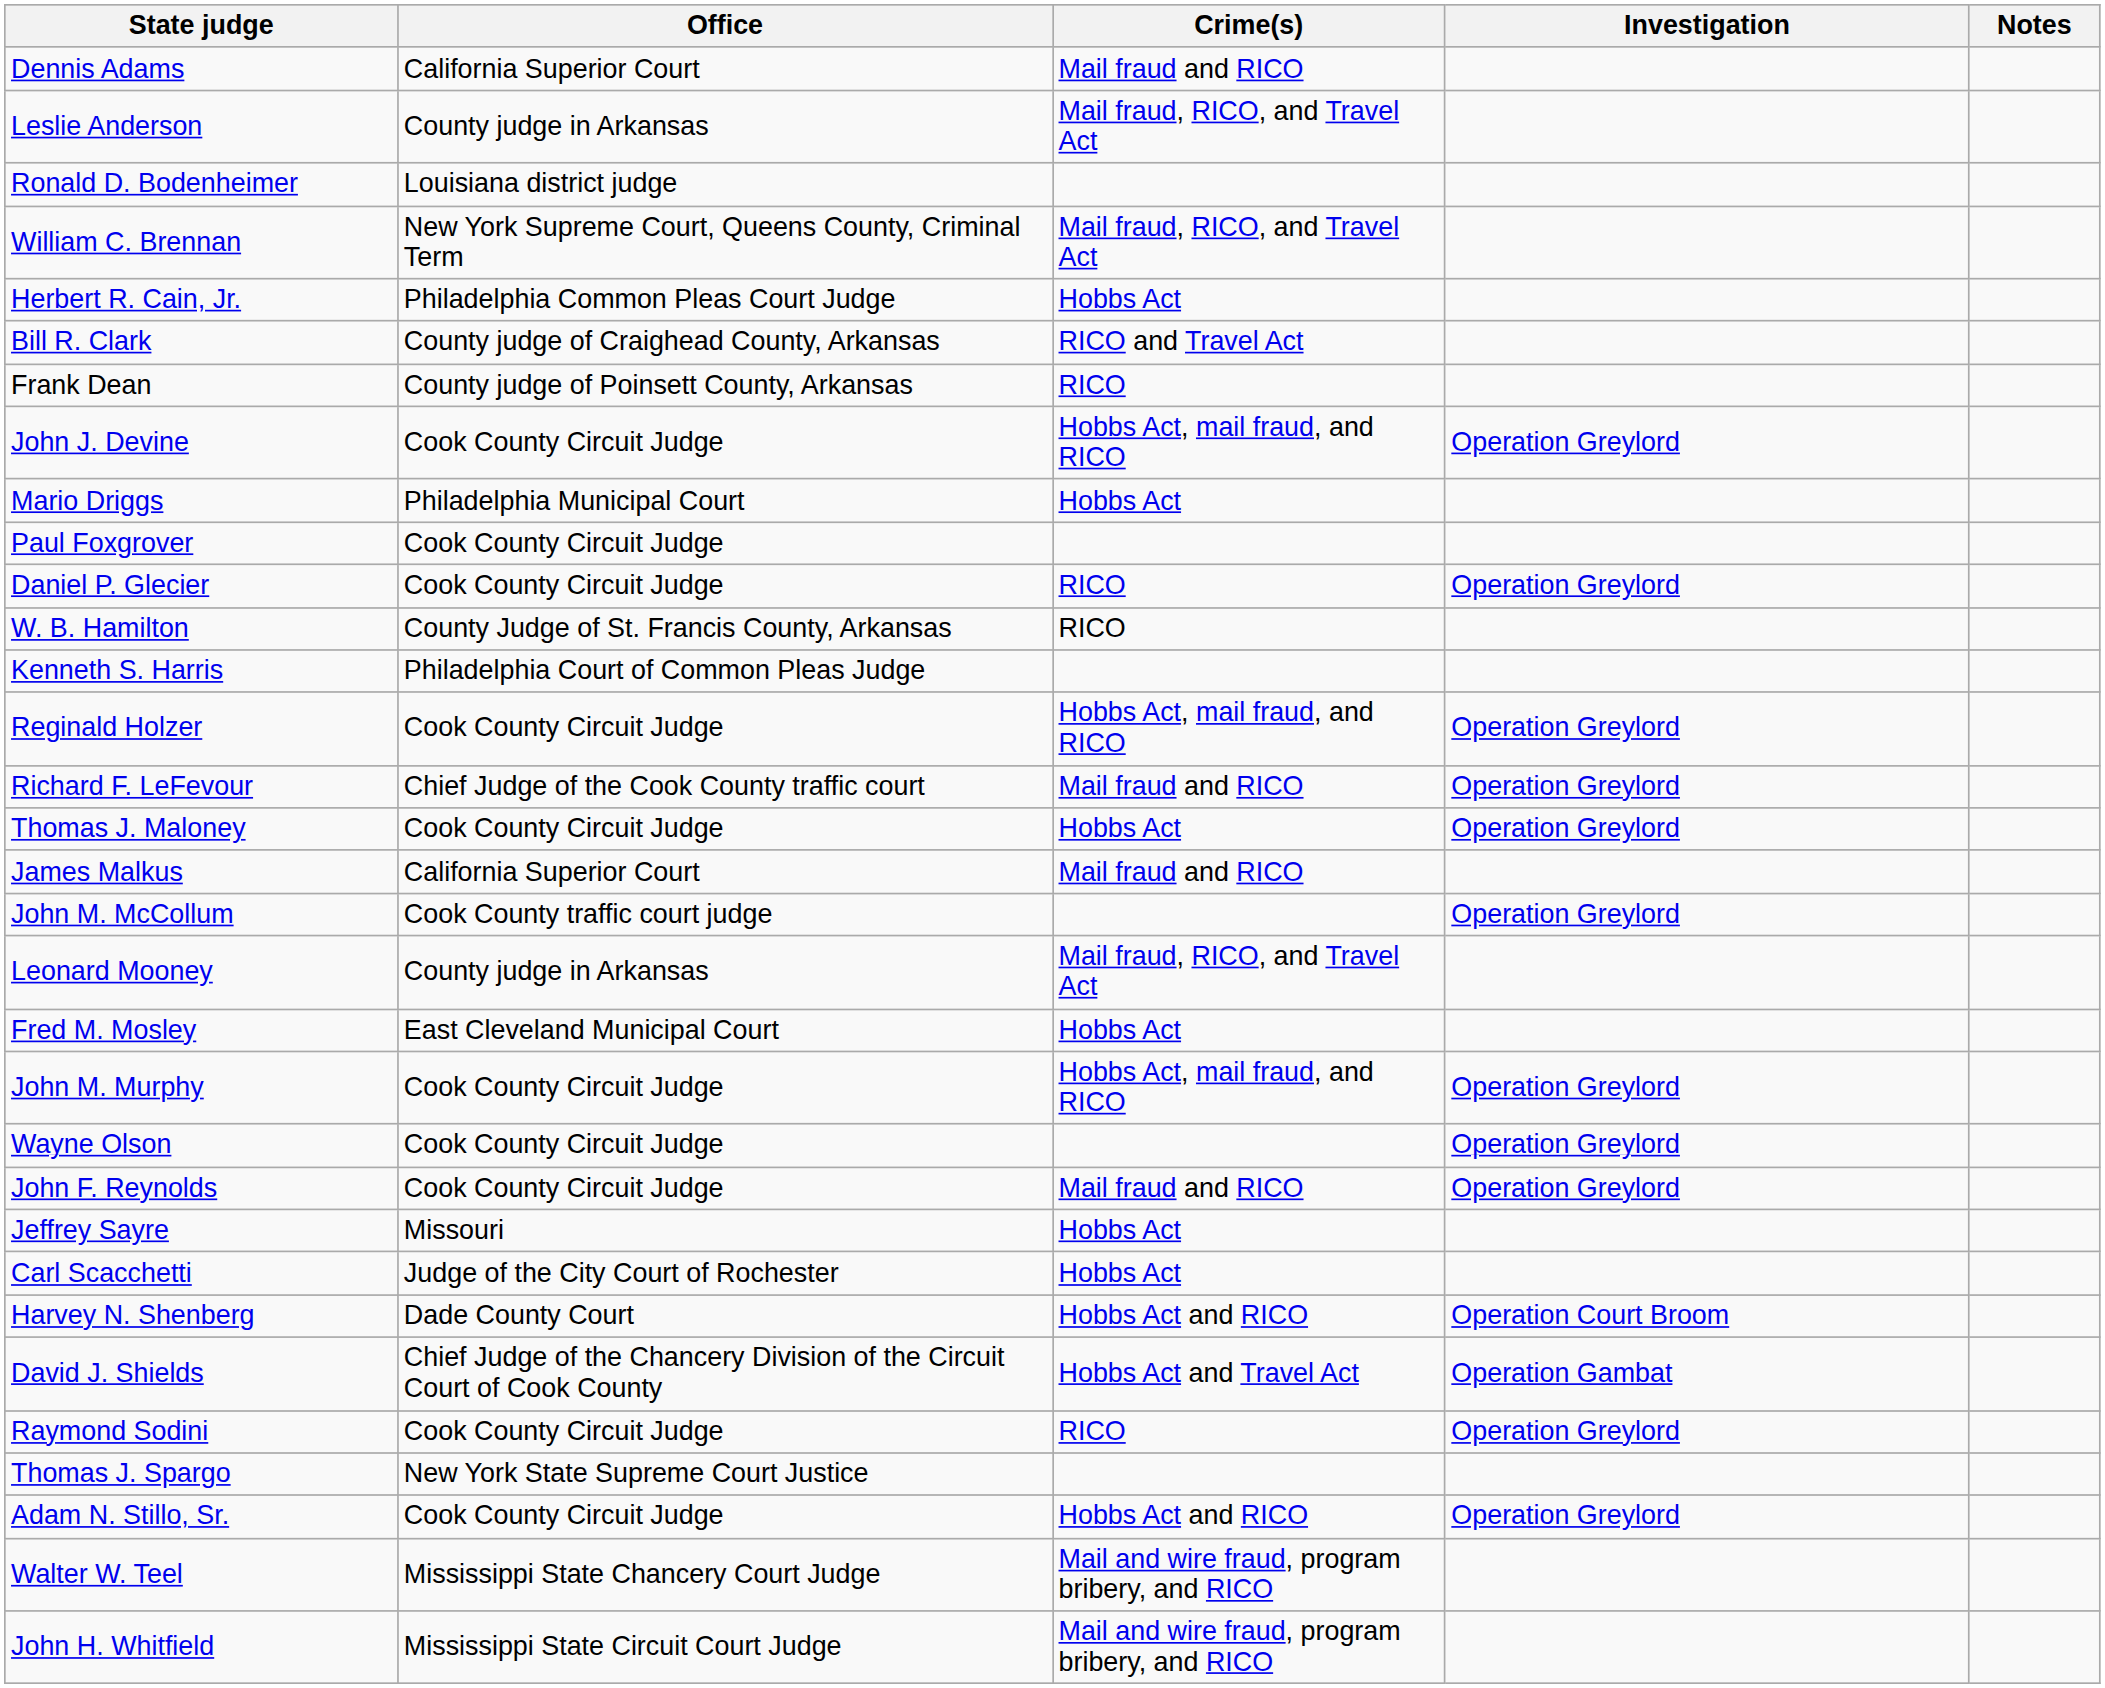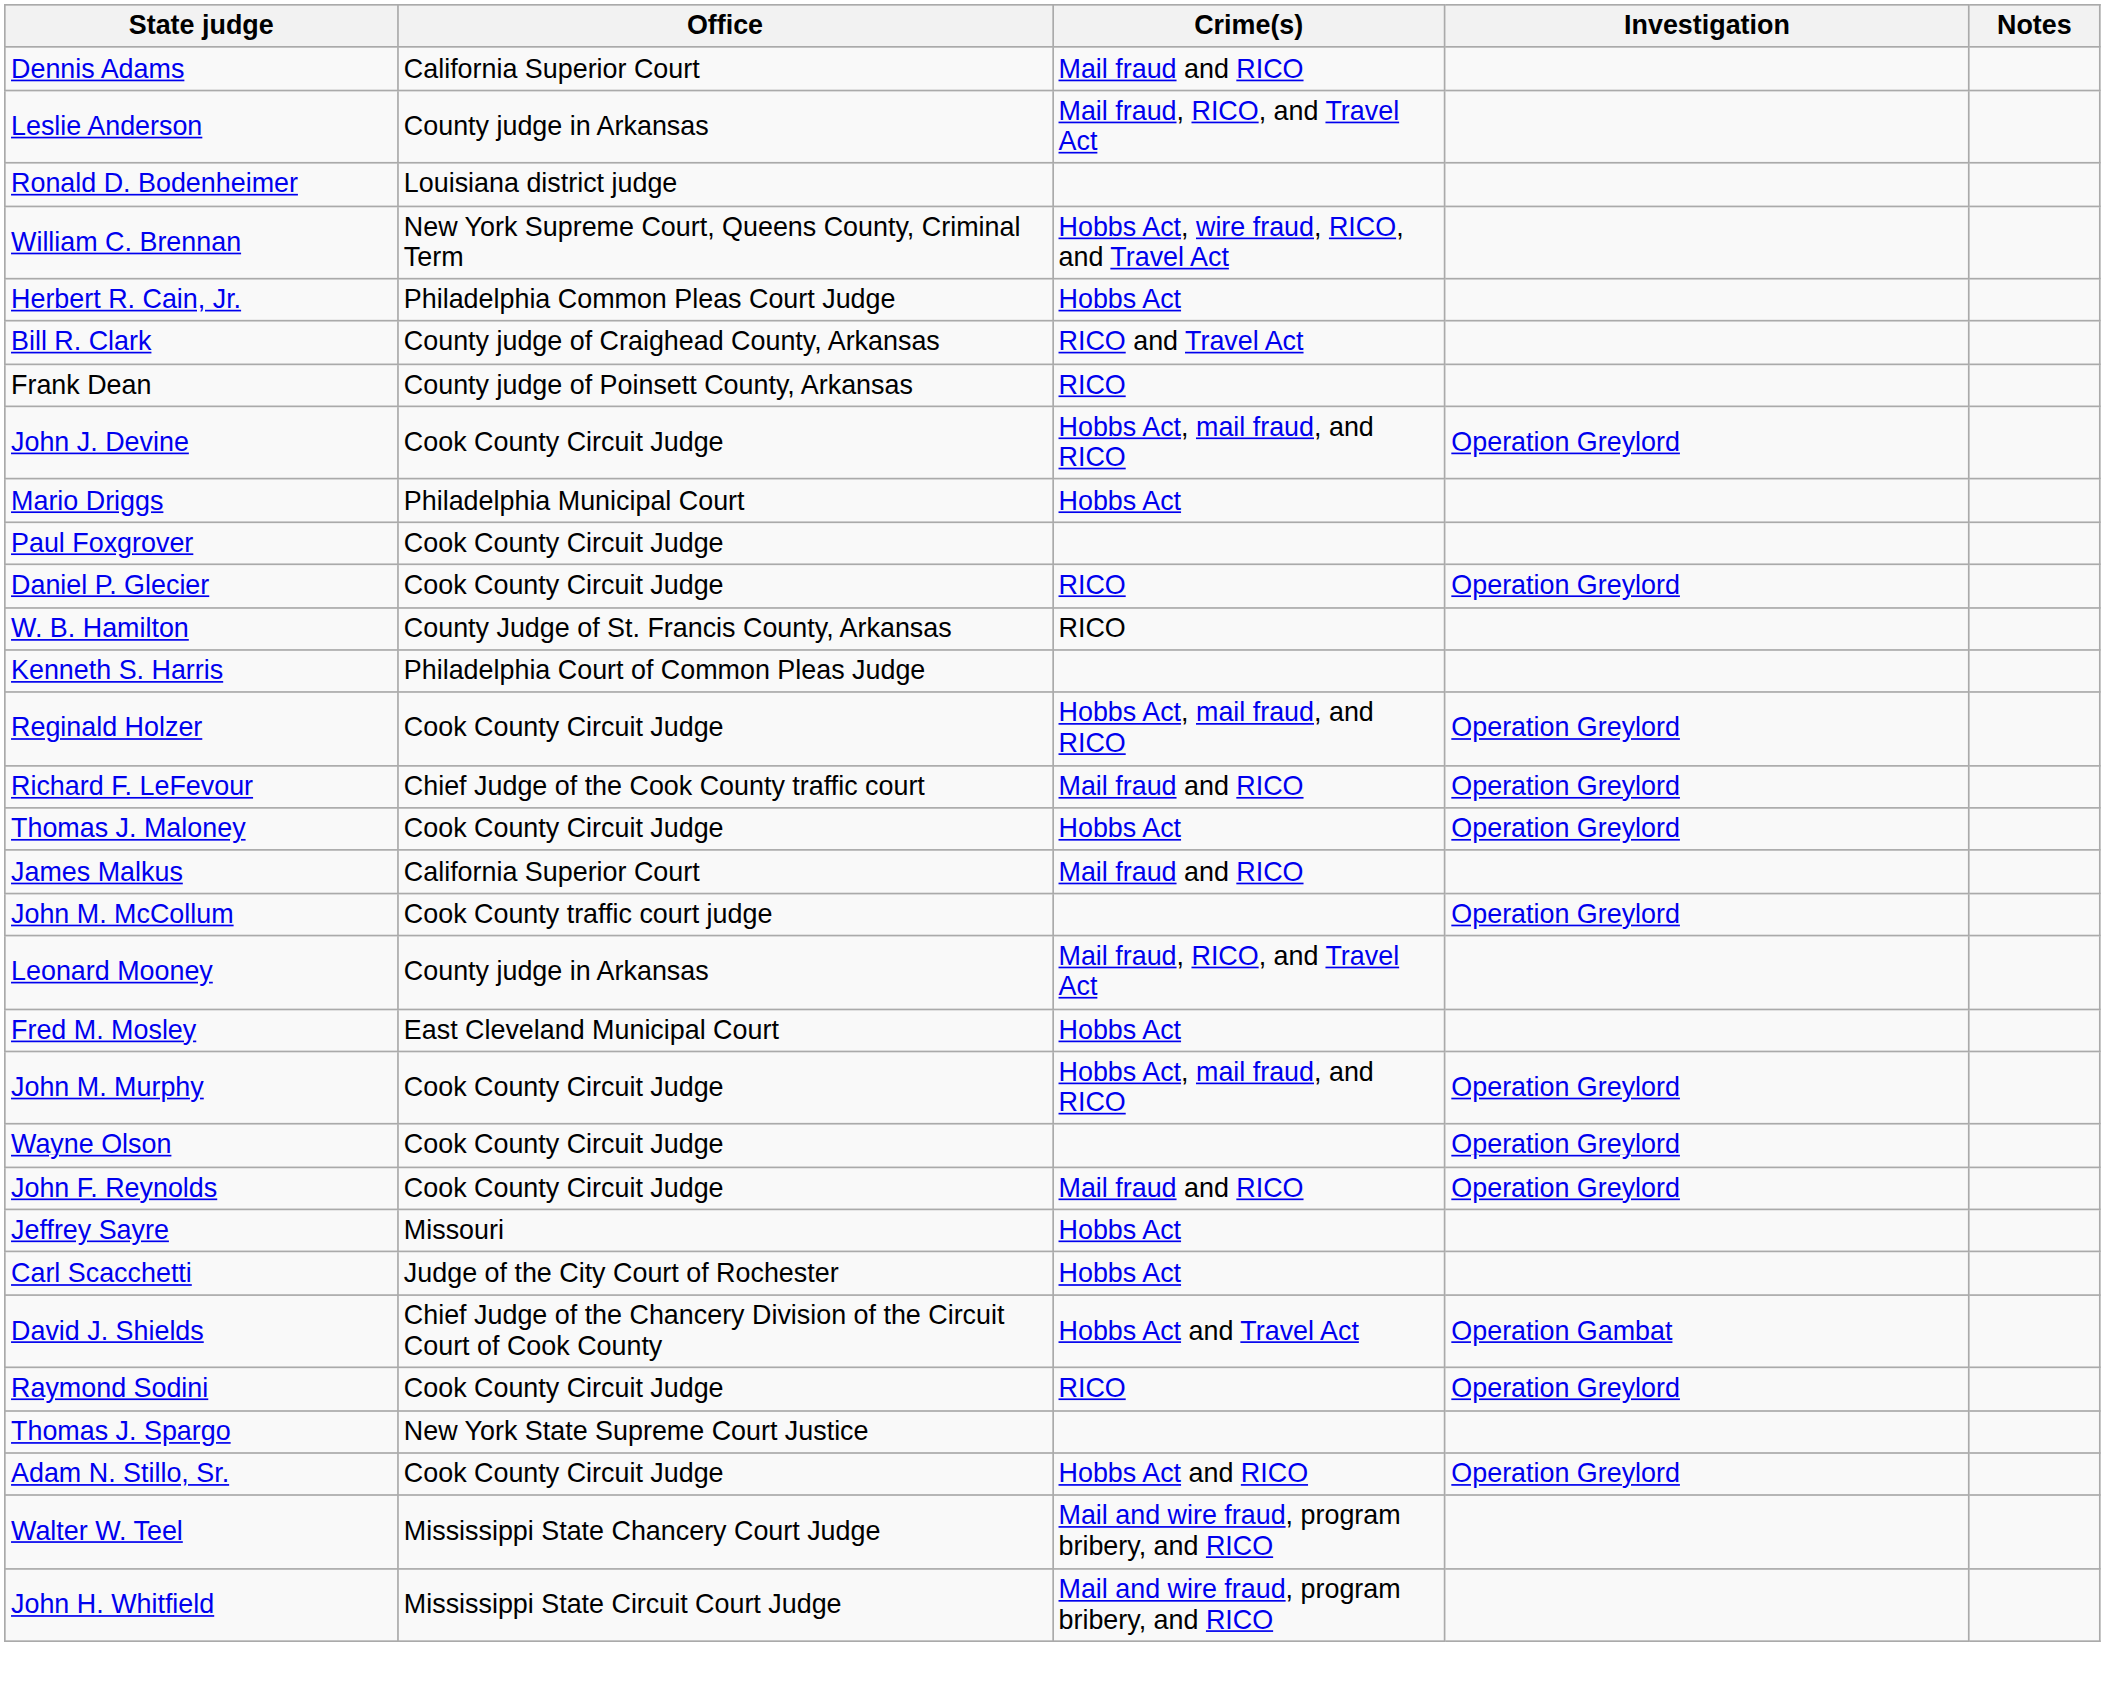(1229, 241) Mail fraud, RICO, and Travel Act -> (1231, 241) Hobbs Act, wire fraud, RICO, and Travel Act
- row: (133, 1315)
